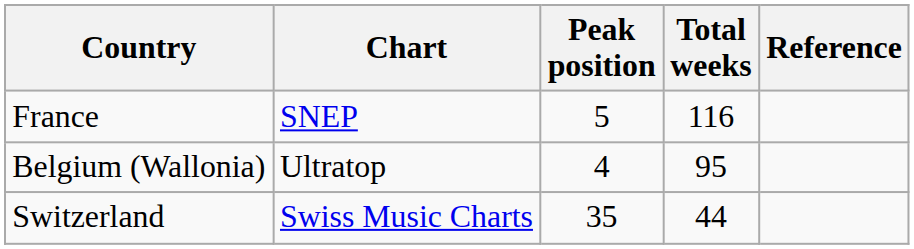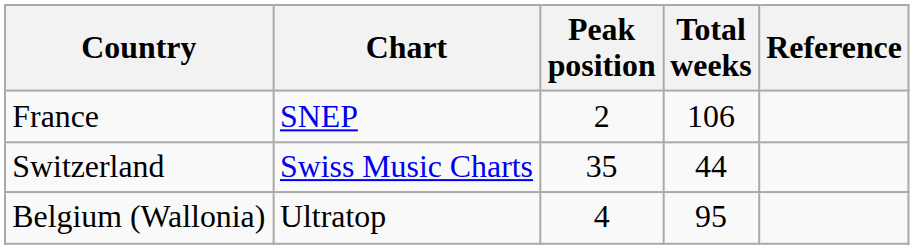(602, 116) 5 -> (602, 116) 2
(711, 116) 116 -> (711, 116) 106
rows swapped: (139, 166) <-> (88, 217)
